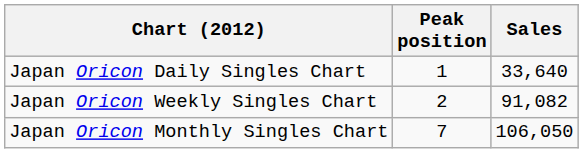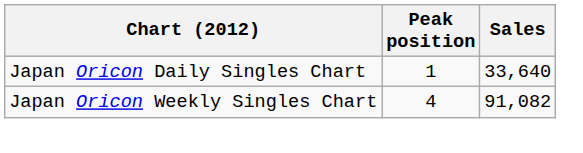(442, 102) 2 -> (431, 102) 4
- row: (199, 132)
